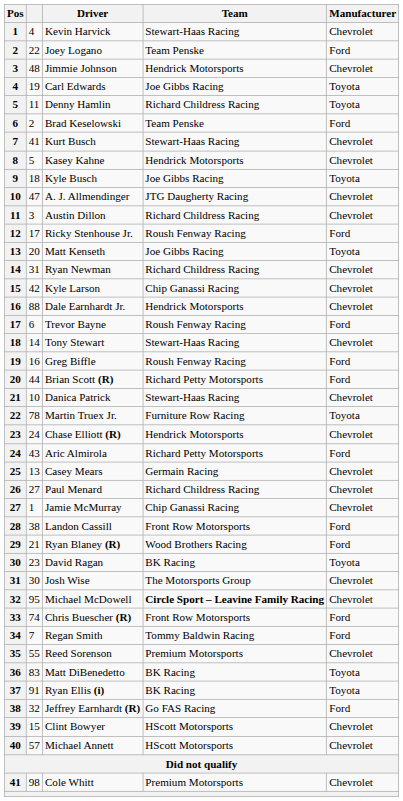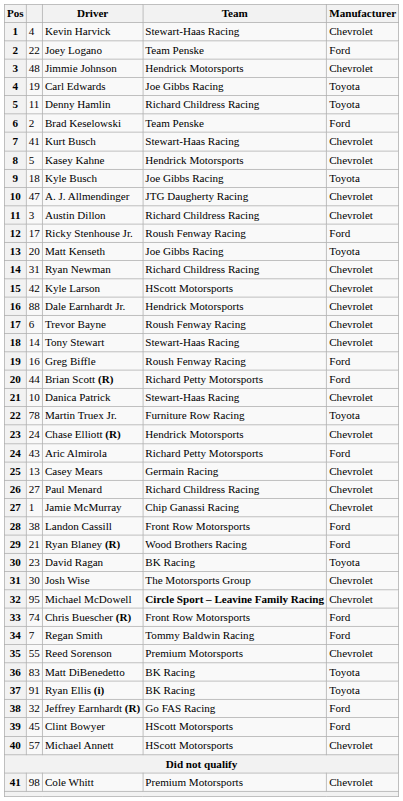(192, 288) Chip Ganassi Racing -> (189, 288) HScott Motorsports
(340, 324) Ford -> (351, 324) Chevrolet
(34, 727) 15 -> (34, 727) 45
(351, 727) Chevrolet -> (340, 727) Ford
